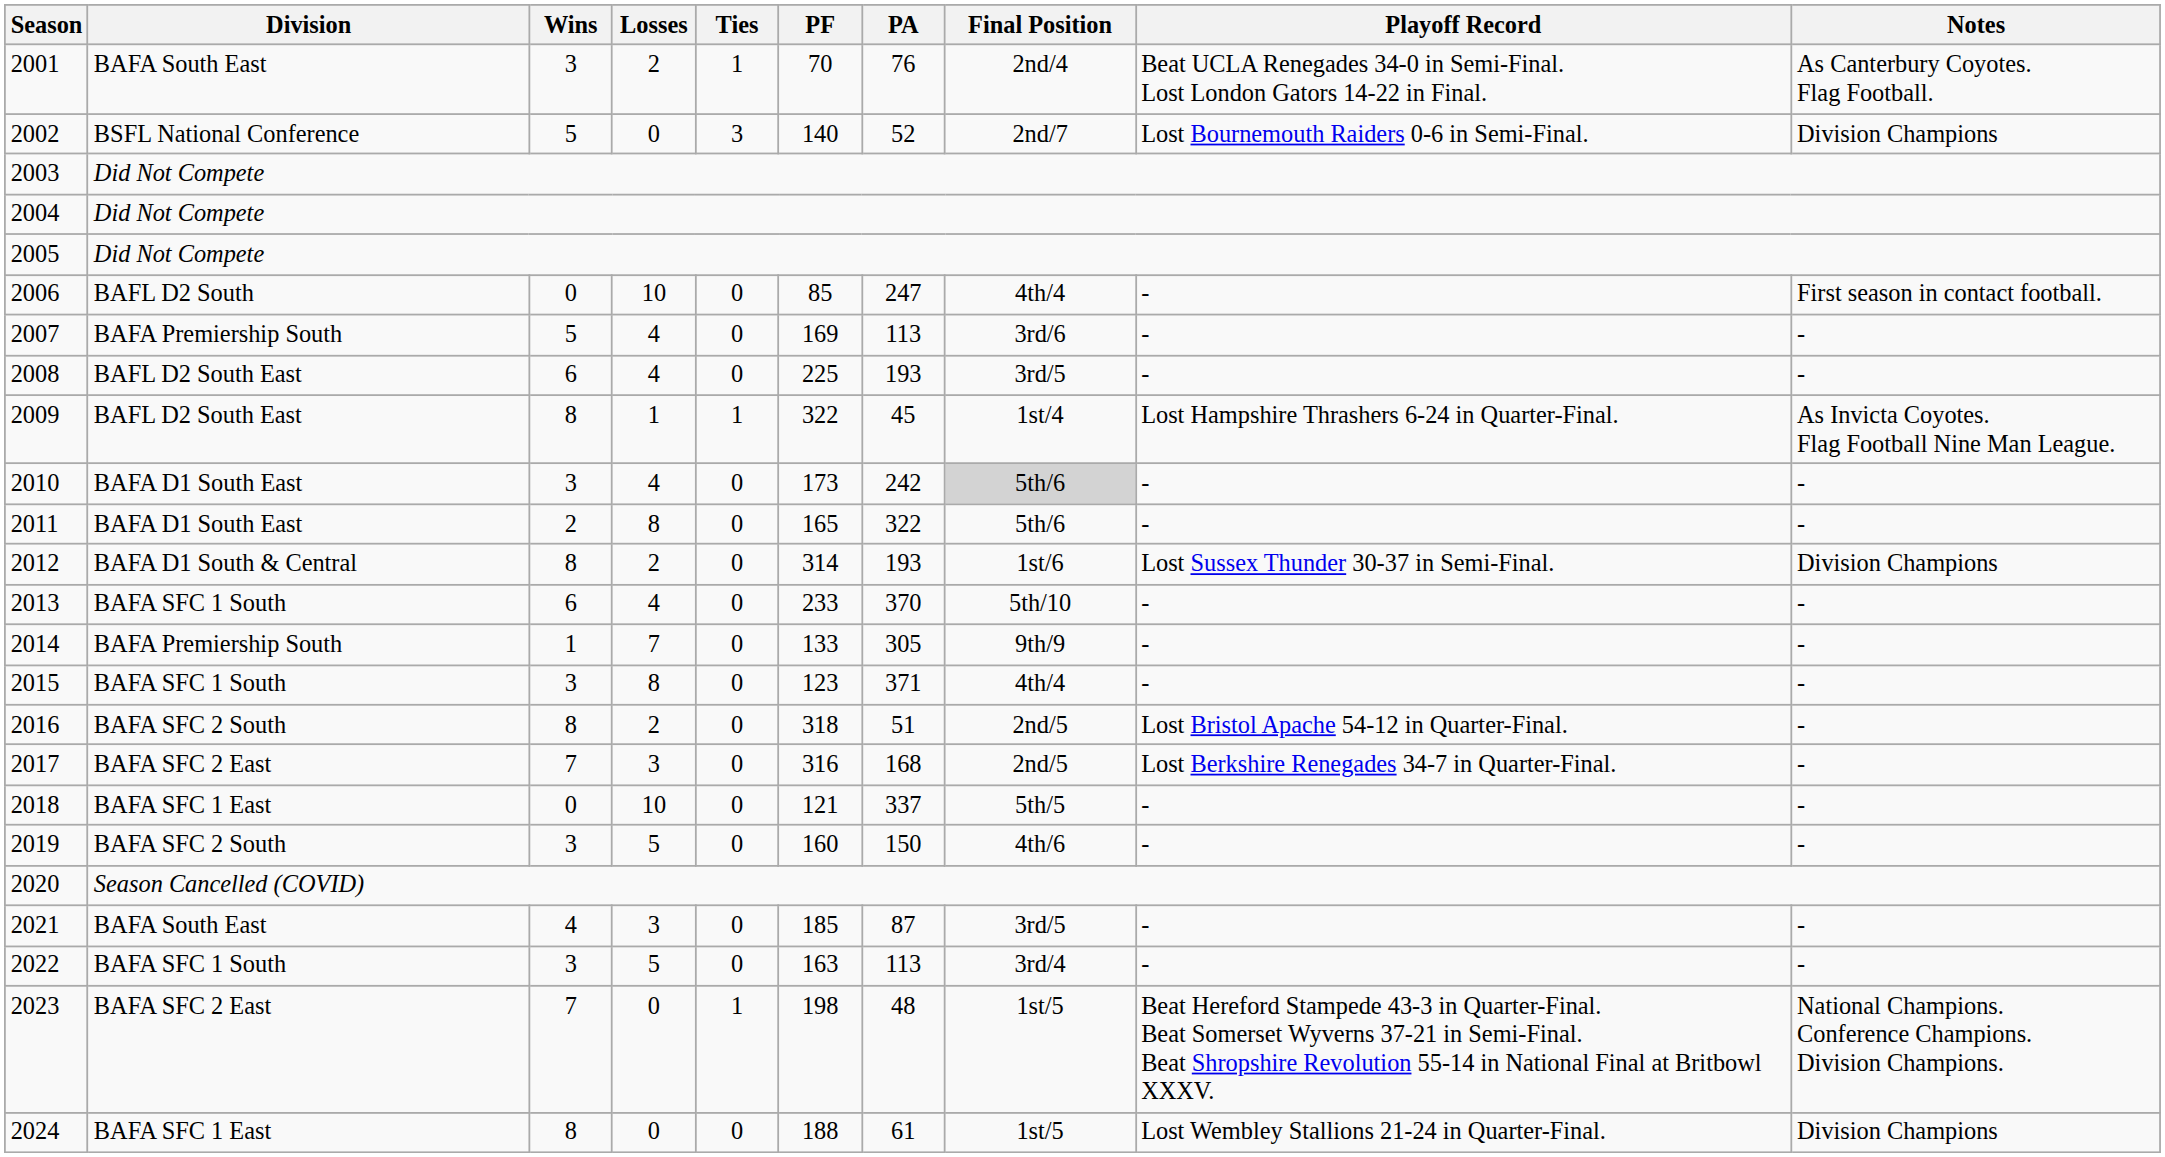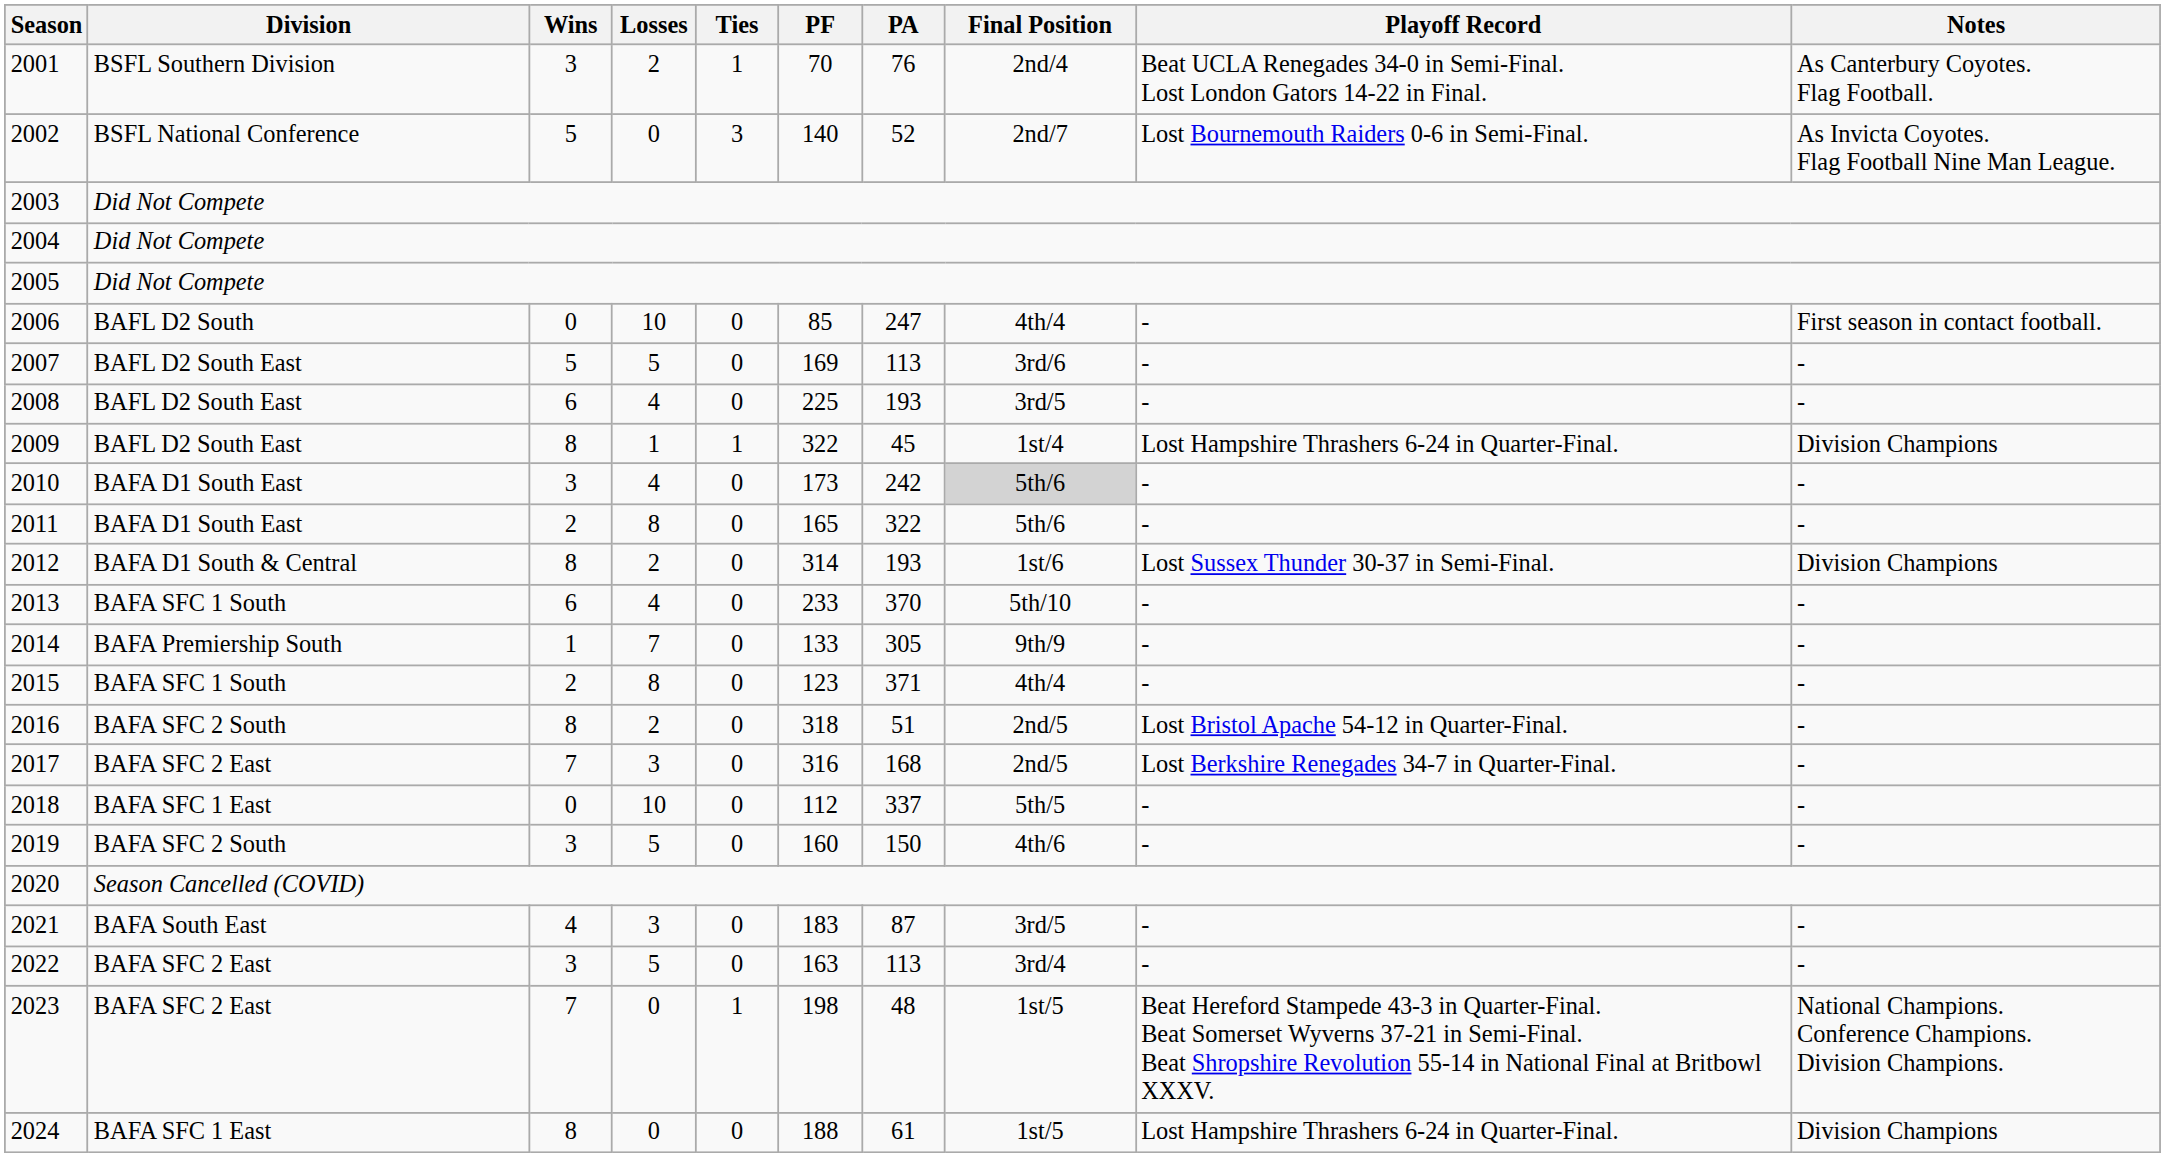(180, 64) BAFA South East -> (214, 64) BSFL Southern Division
(1897, 133) Division Champions -> (1956, 147) As Invicta Coyotes. Flag Football Nine Man League.
(218, 333) BAFA Premiership South -> (198, 362) BAFL D2 South East
(654, 333) 4 -> (654, 362) 5
(1956, 428) As Invicta Coyotes. Flag Football Nine Man League. -> (1897, 442) Division Champions
(571, 683) 3 -> (571, 683) 2
(820, 804) 121 -> (820, 804) 112
(820, 924) 185 -> (820, 924) 183
(190, 965) BAFA SFC 1 South -> (183, 965) BAFA SFC 2 East
(1374, 1131) Lost Wembley Stallions 21-24 in Quarter-Final. -> (1380, 1131) Lost Hampshire Thrashers 6-24 in Quarter-Final.
